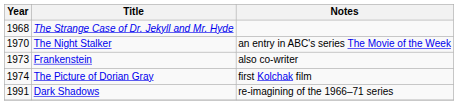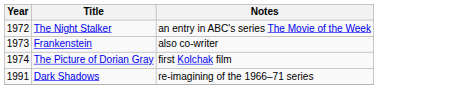- row: (134, 28)
(18, 44) 1970 -> (18, 28) 1972
